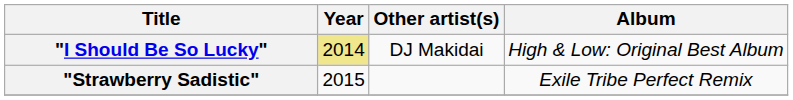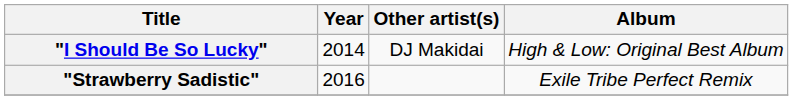(344, 49) khaki background -> (344, 49) no background
(344, 79) 2015 -> (344, 79) 2016
